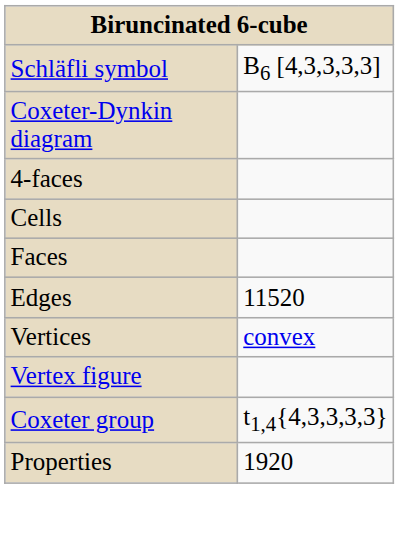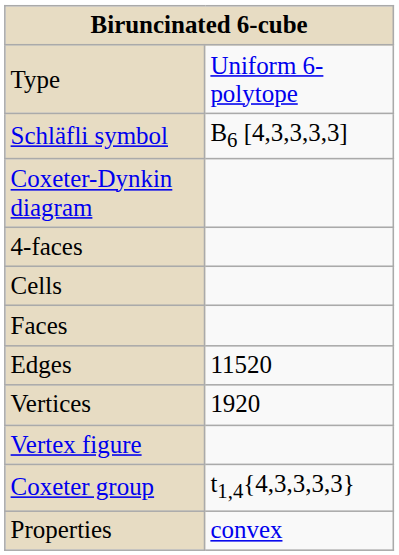+ row: (35, 78)
(279, 336) convex -> (235, 404) 1920
(268, 462) 1920 -> (246, 529) convex
